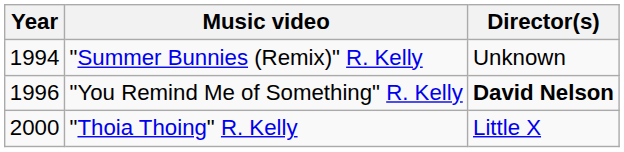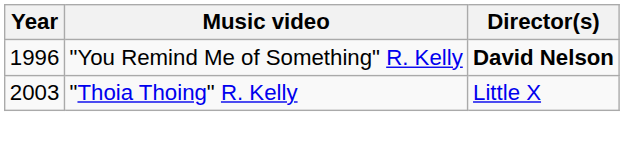- row: (246, 57)
(35, 127) 2000 -> (35, 92) 2003
